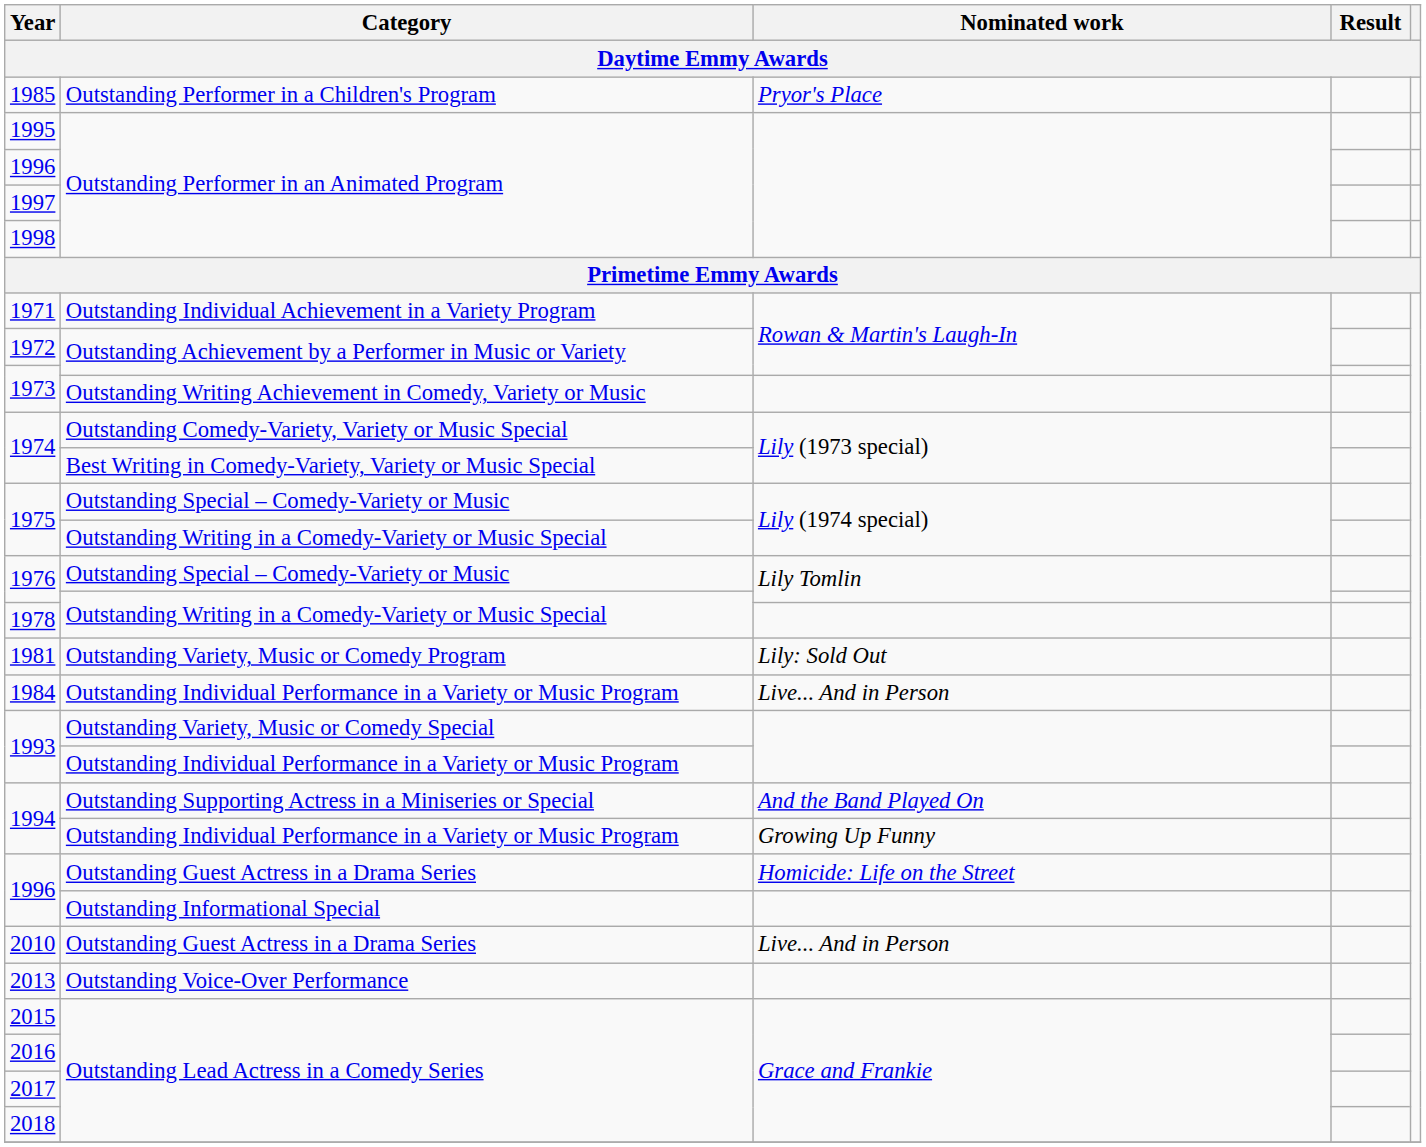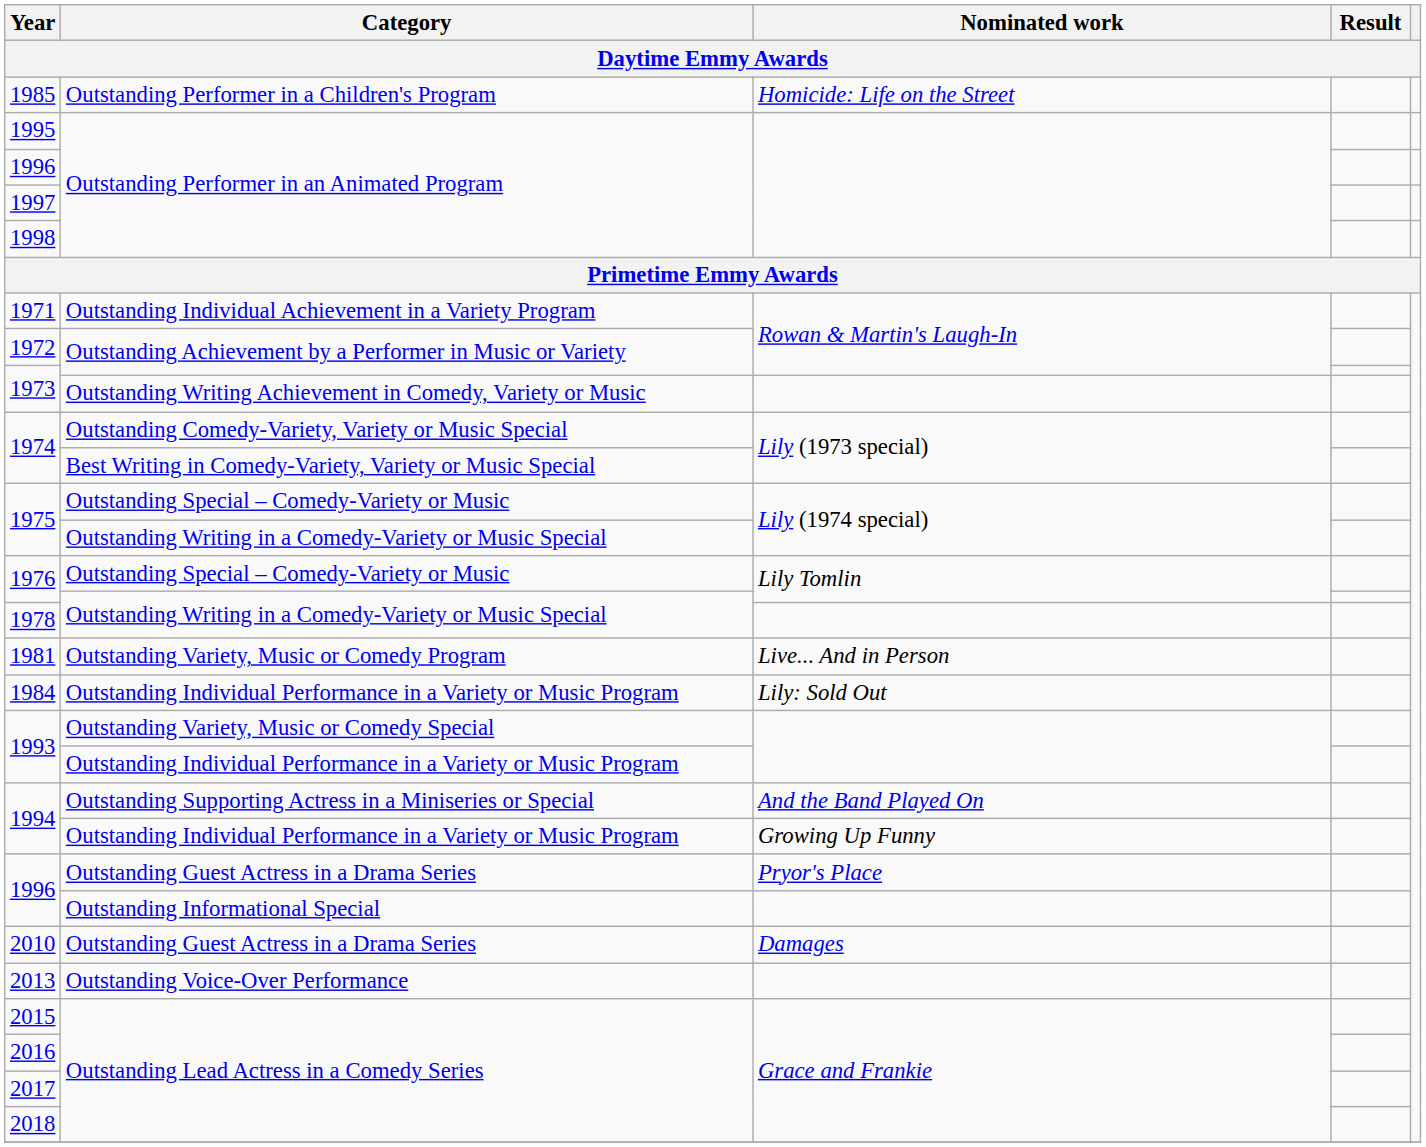(820, 94) Pryor's Place -> (886, 94) Homicide: Life on the Street
(822, 656) Lily: Sold Out -> (854, 656) Live... And in Person
(854, 692) Live... And in Person -> (822, 692) Lily: Sold Out
(886, 872) Homicide: Life on the Street -> (820, 872) Pryor's Place
(854, 944) Live... And in Person -> (801, 944) Damages
